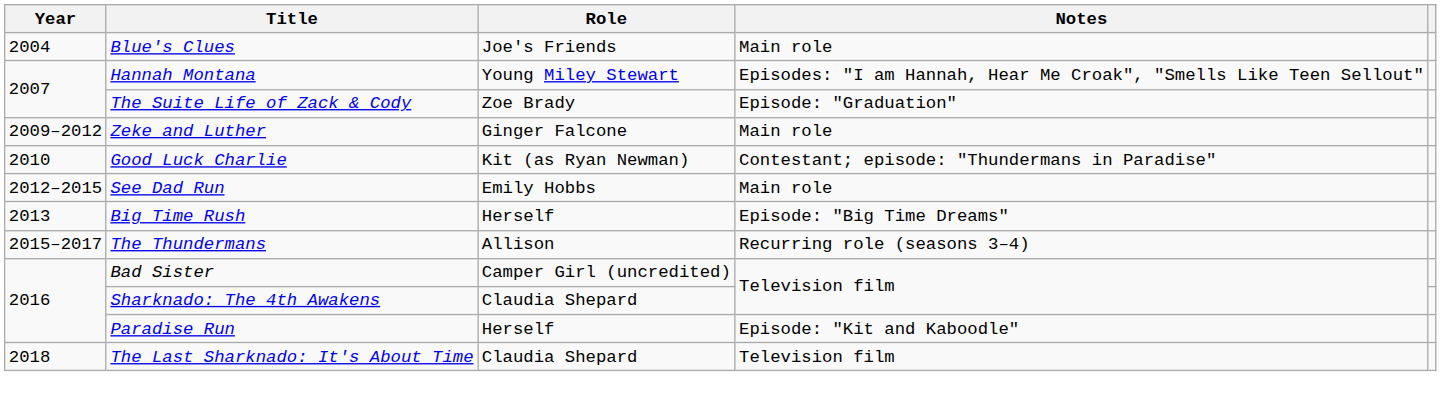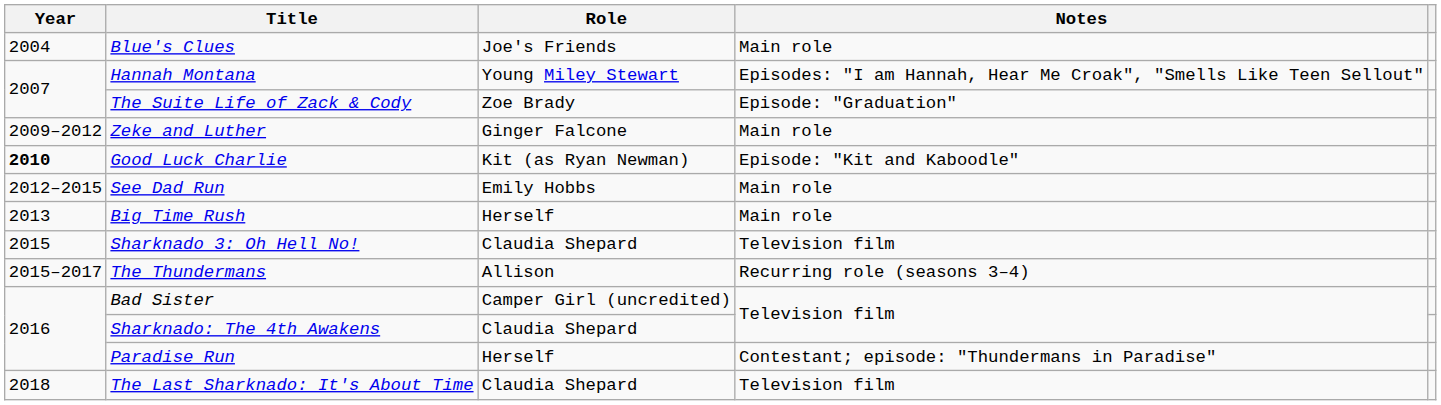(30, 160) normal -> (30, 160) bold
(978, 160) Contestant; episode: "Thundermans in Paradise" -> (879, 160) Episode: "Kit and Kaboodle"
(874, 216) Episode: "Big Time Dreams" -> (786, 216) Main role
+ row: (235, 244)
(879, 329) Episode: "Kit and Kaboodle" -> (978, 357) Contestant; episode: "Thundermans in Paradise"
